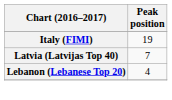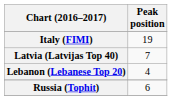+ row: (66, 87)
